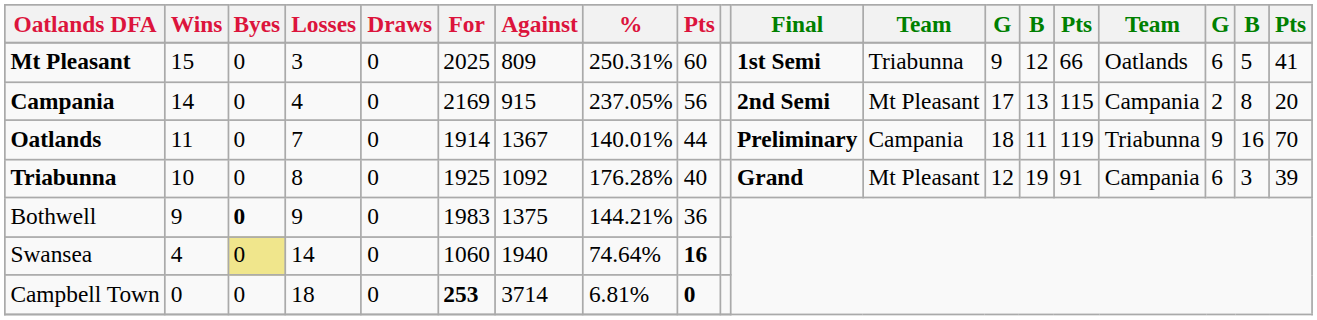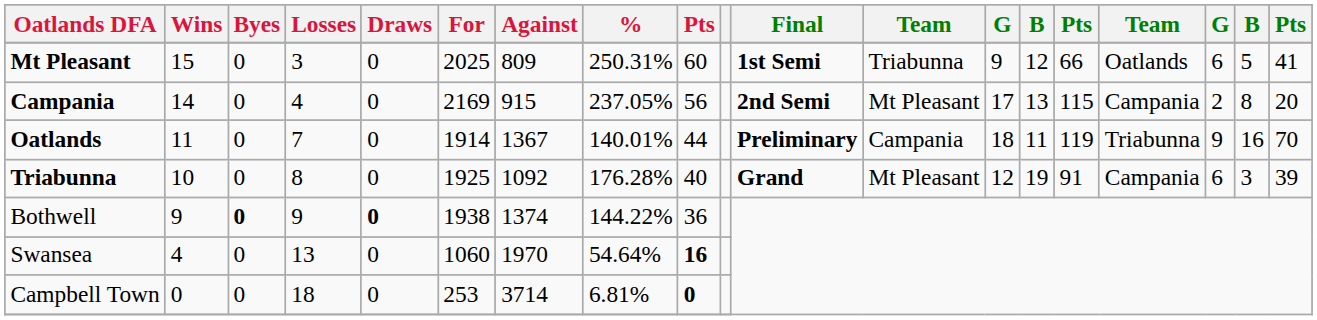(373, 216) normal -> (373, 216) bold
(467, 216) 1983 -> (467, 216) 1938
(525, 216) 1375 -> (525, 216) 1374
(631, 216) 144.21% -> (631, 216) 144.22%
(239, 254) khaki background -> (239, 254) no background
(303, 254) 14 -> (303, 254) 13
(525, 254) 1940 -> (525, 254) 1970
(625, 254) 74.64% -> (625, 254) 54.64%
(461, 293) bold -> (461, 293) normal
